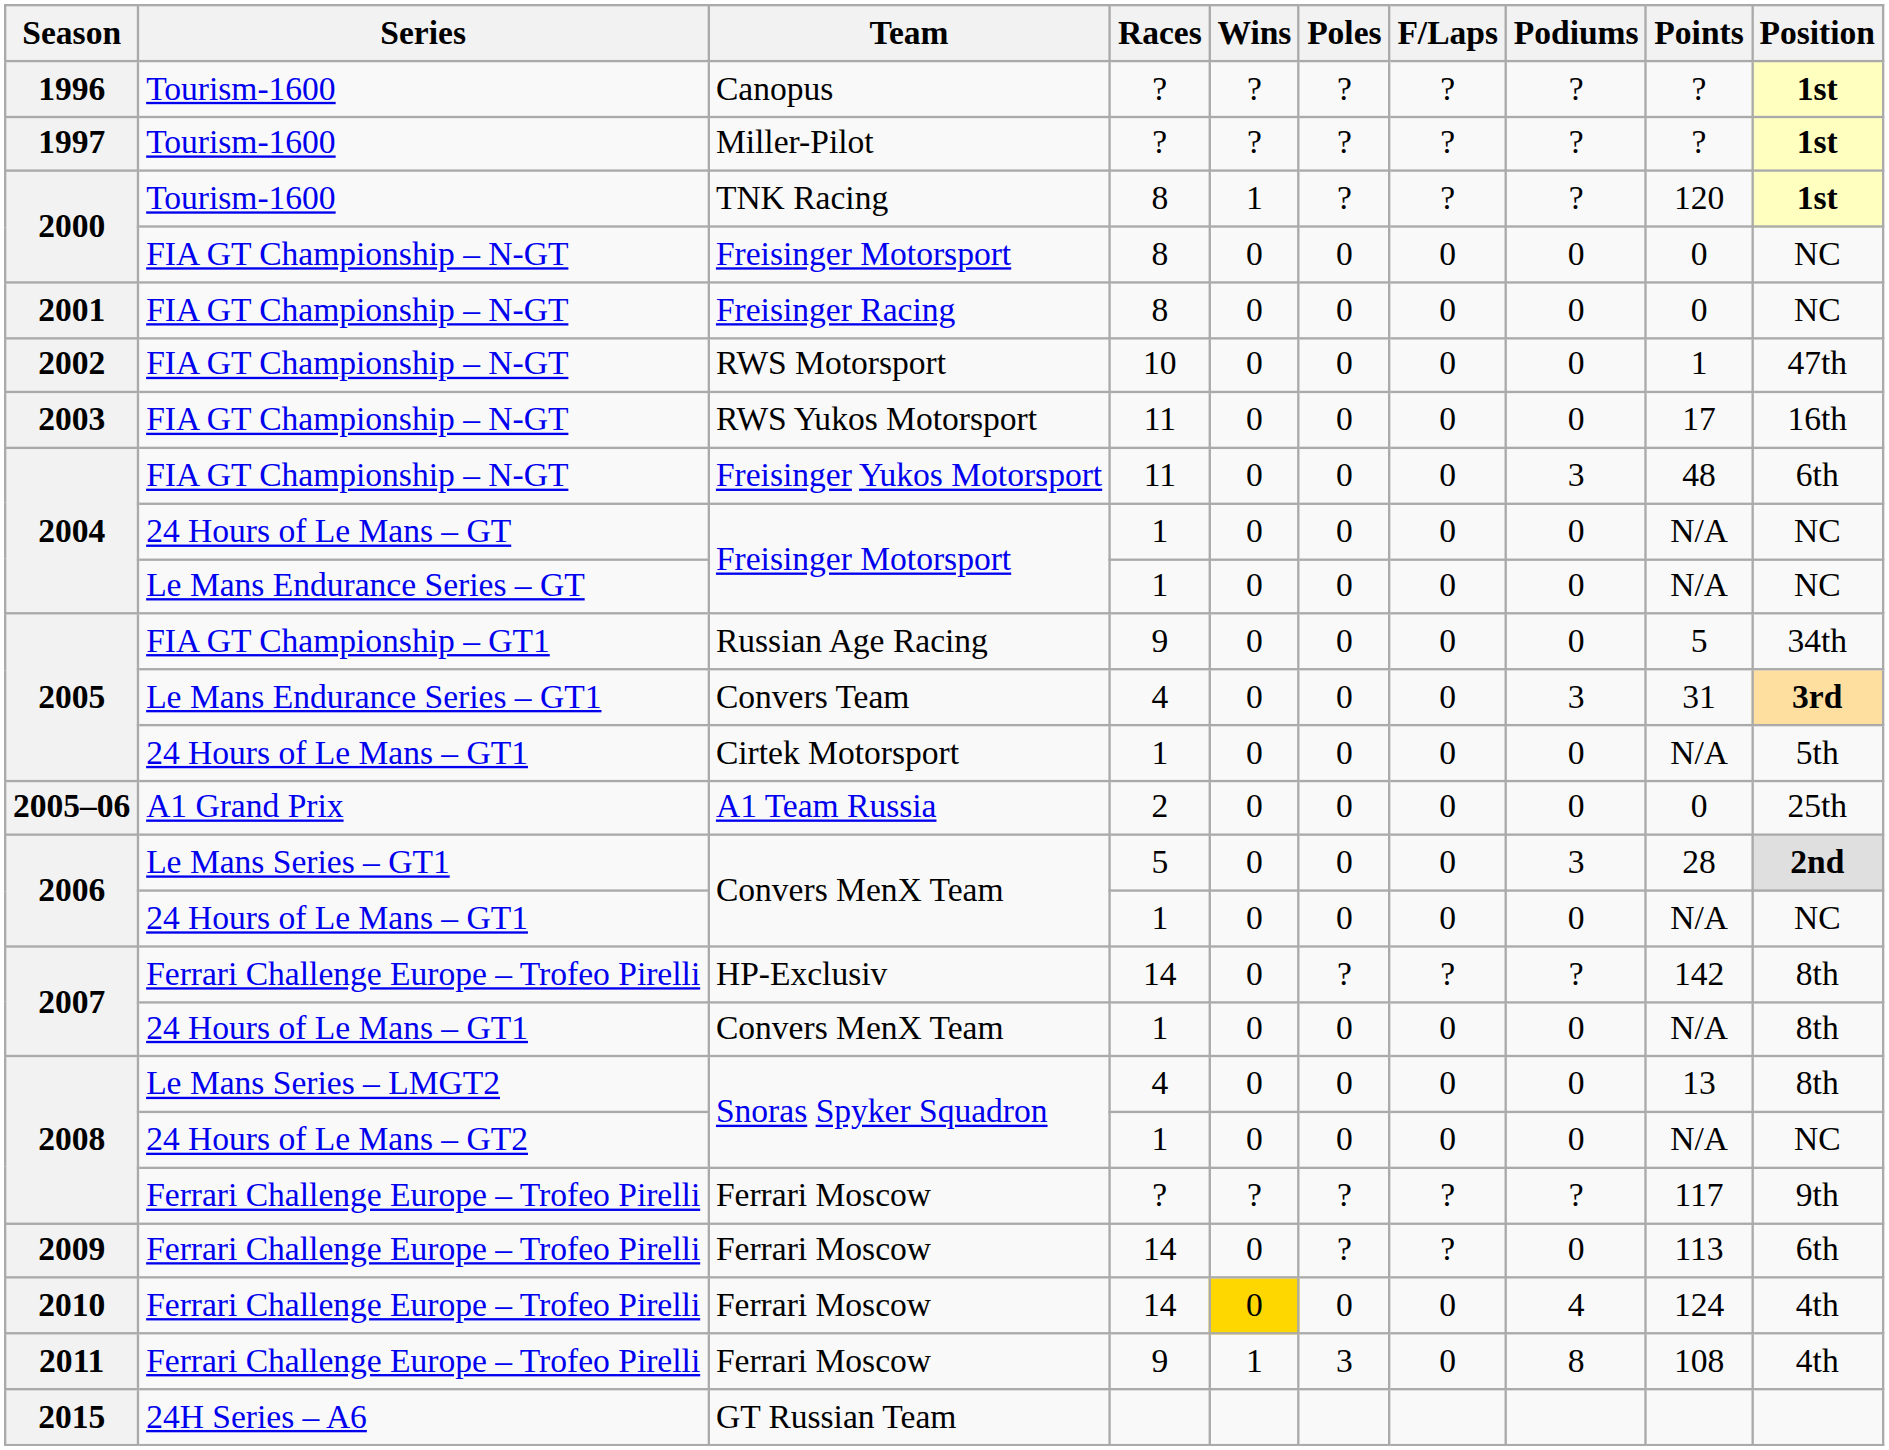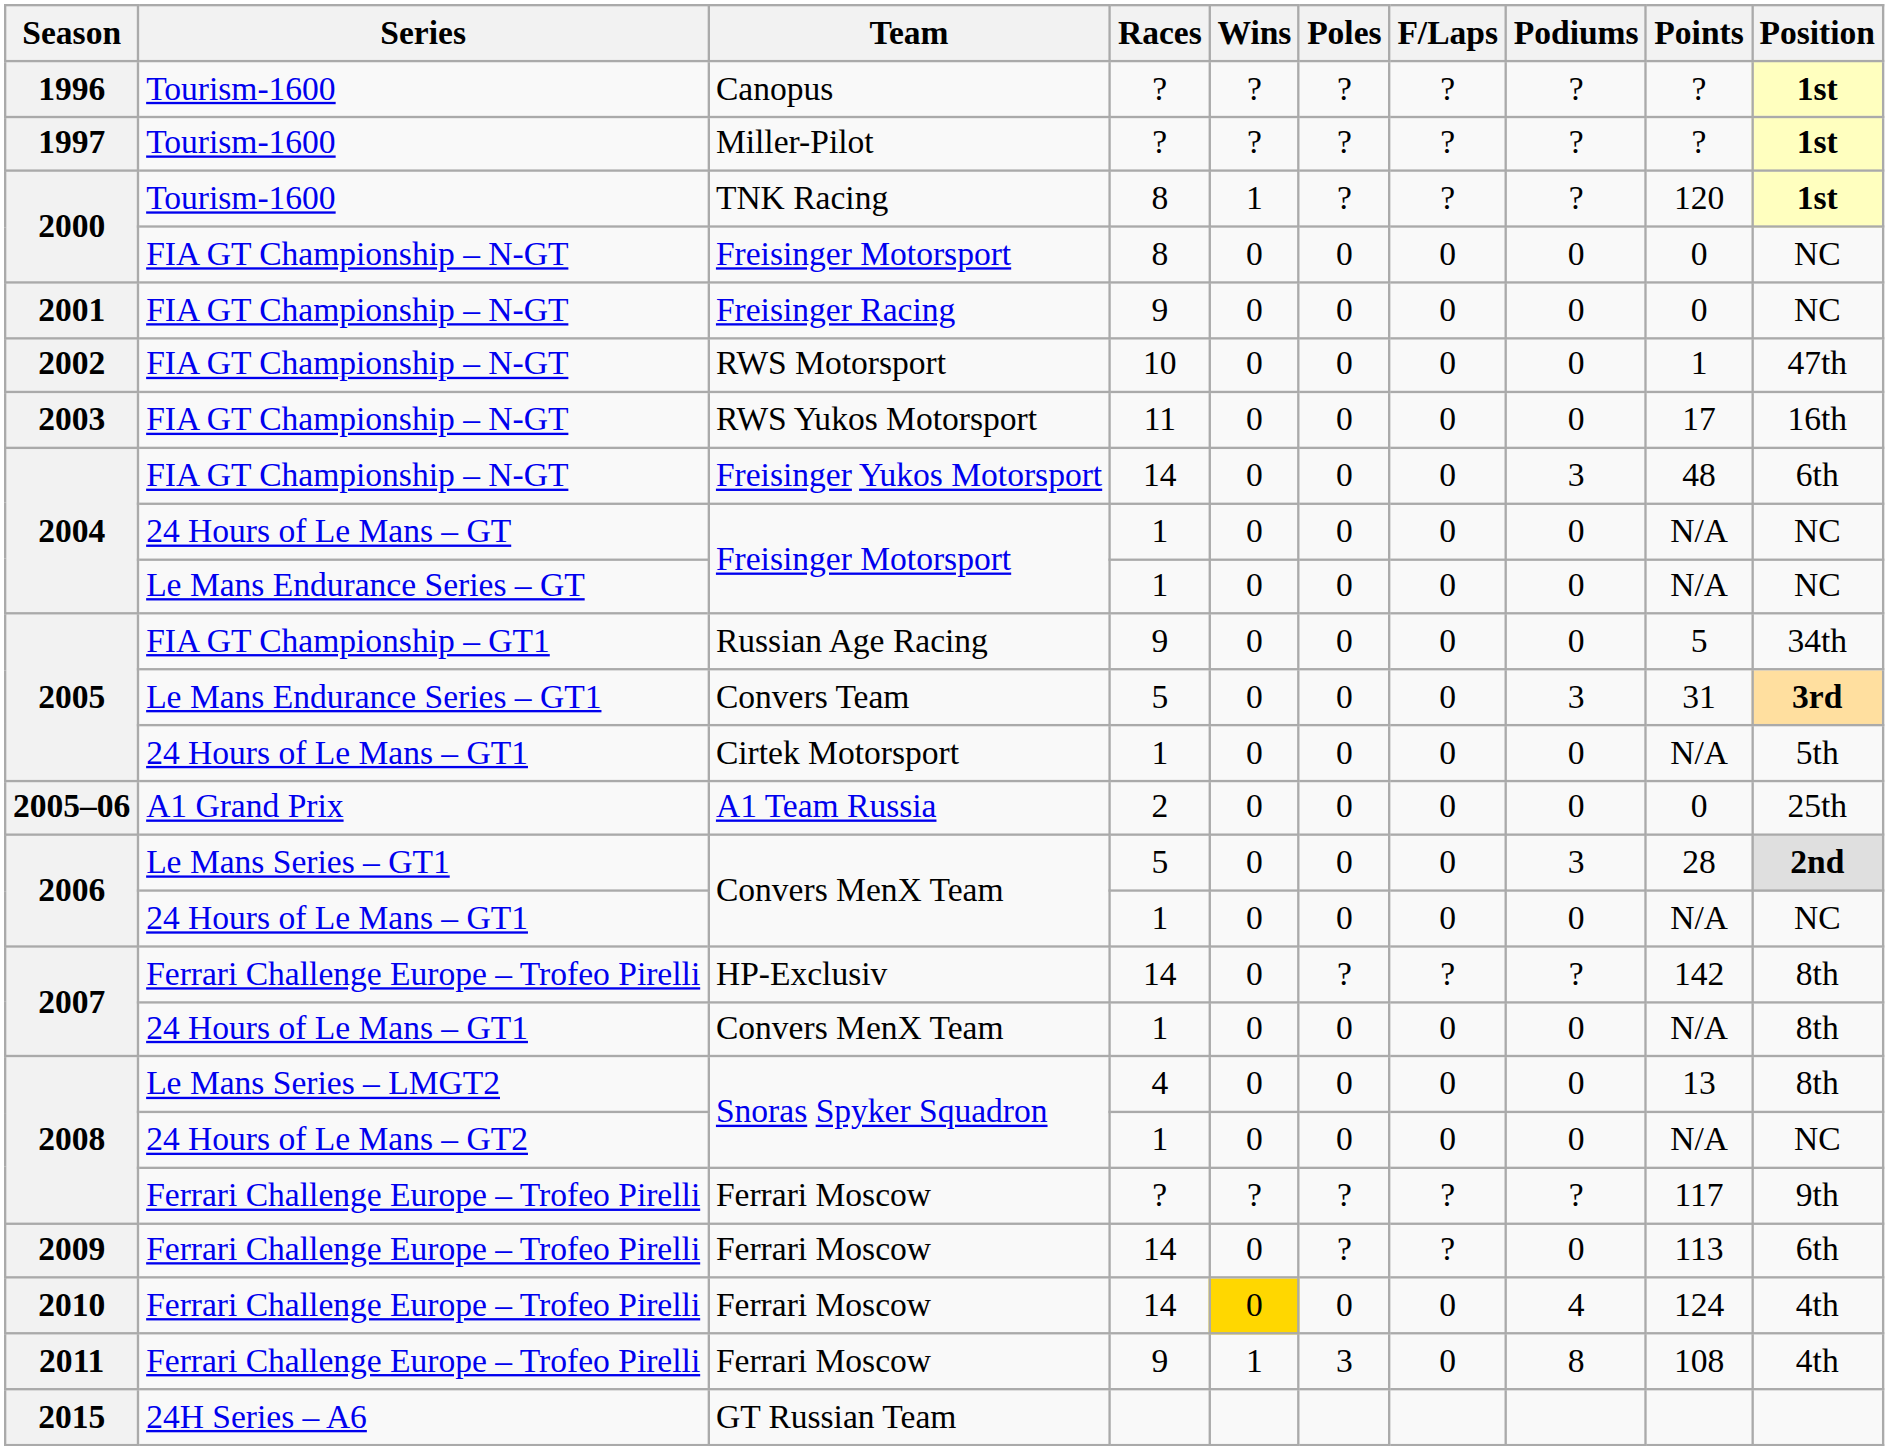(1160, 309) 8 -> (1160, 309) 9
(1160, 475) 11 -> (1160, 475) 14
(1160, 696) 4 -> (1160, 696) 5
